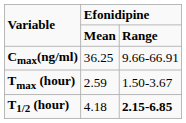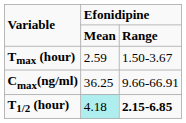rows swapped: (43, 58) <-> (41, 82)
(95, 106) no background -> (95, 106) paleturquoise background
